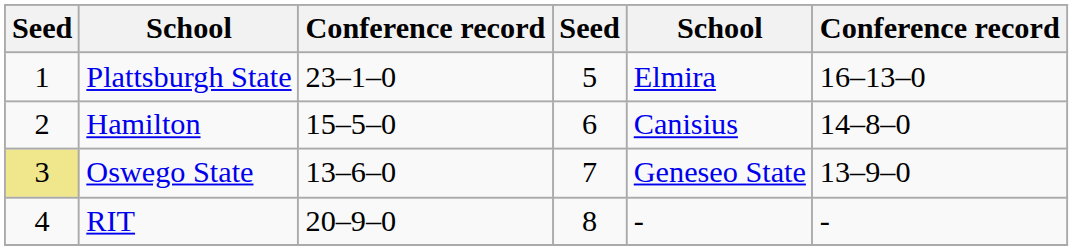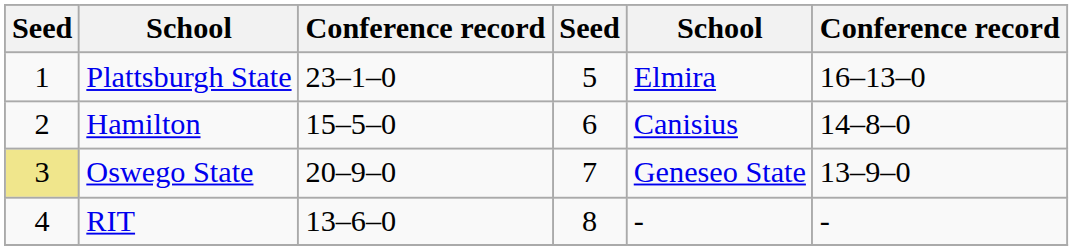(351, 172) 13–6–0 -> (351, 172) 20–9–0
(351, 220) 20–9–0 -> (351, 220) 13–6–0
